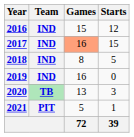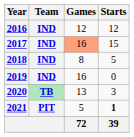(81, 28) 15 -> (81, 28) 12
(114, 108) normal -> (114, 108) bold
